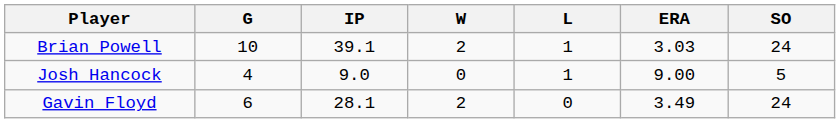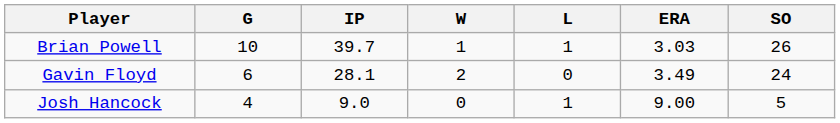(354, 47) 39.1 -> (354, 47) 39.7
(461, 47) 2 -> (461, 47) 1
(781, 47) 24 -> (781, 47) 26
rows swapped: (99, 103) <-> (99, 75)
